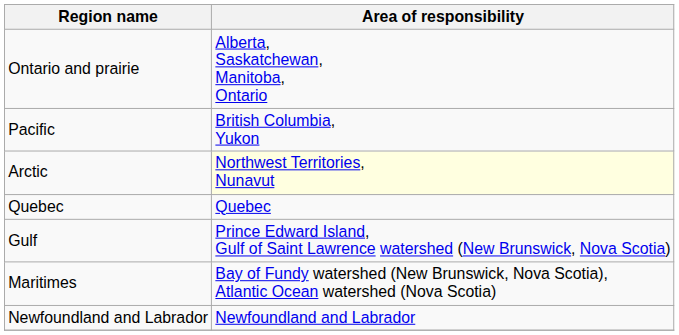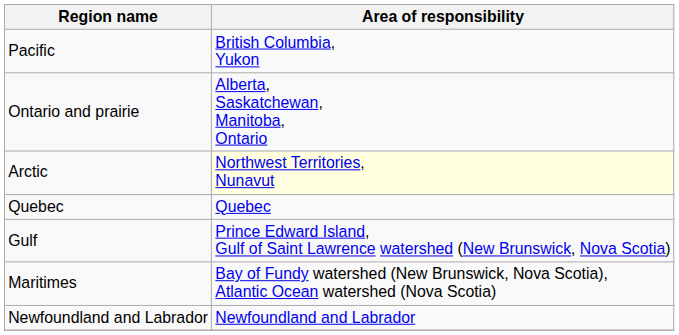rows swapped: (31, 129) <-> (74, 68)
